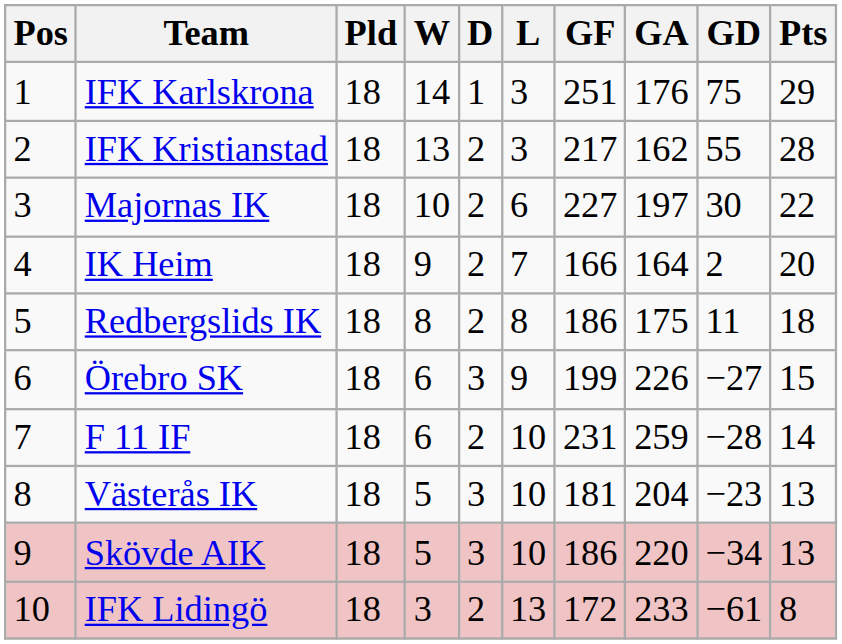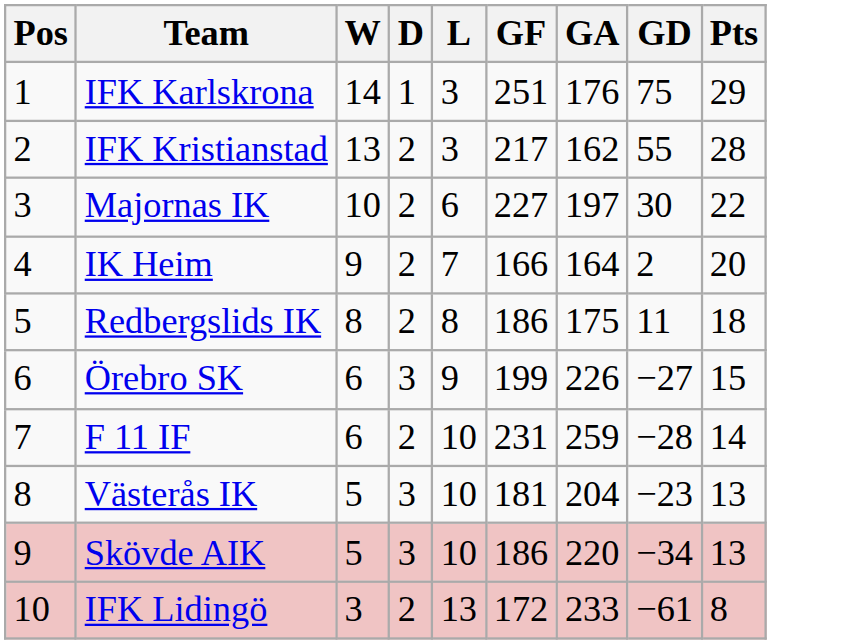- column: (371, 33)
